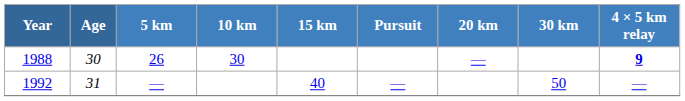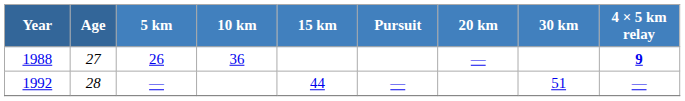(93, 59) 30 -> (93, 59) 27
(237, 59) 30 -> (237, 59) 36
(93, 83) 31 -> (93, 83) 28
(317, 83) 40 -> (317, 83) 44
(559, 83) 50 -> (559, 83) 51
